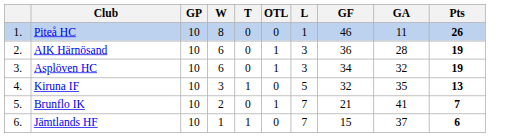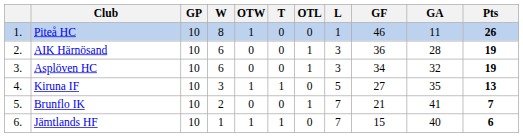+ column: (251, 13)
(346, 86) 32 -> (379, 86) 27
(401, 123) 37 -> (435, 123) 40
